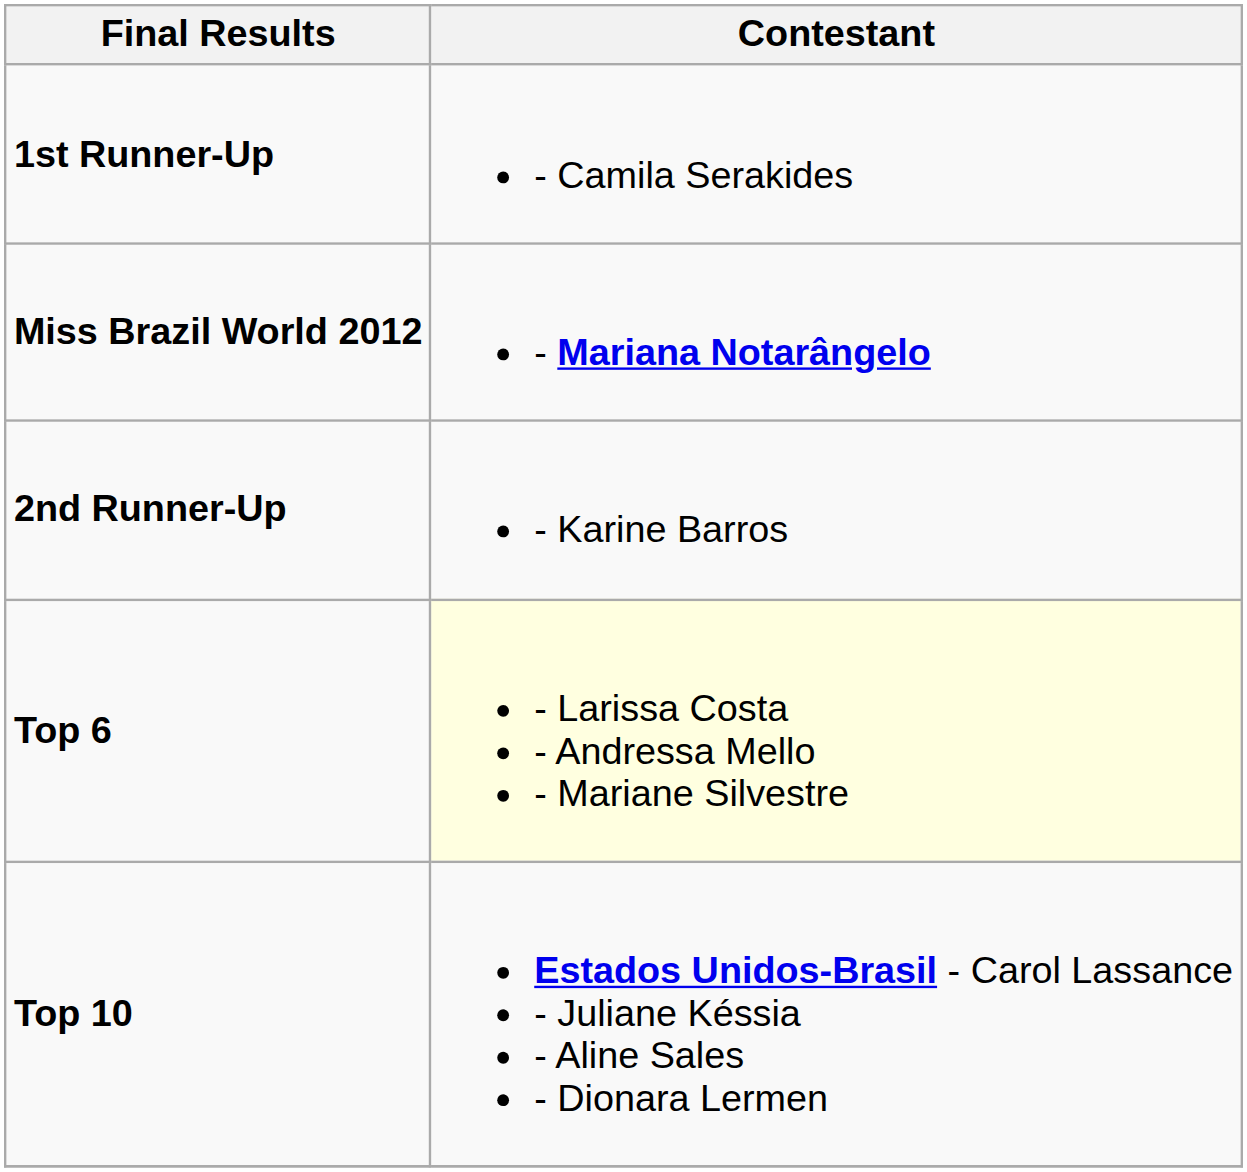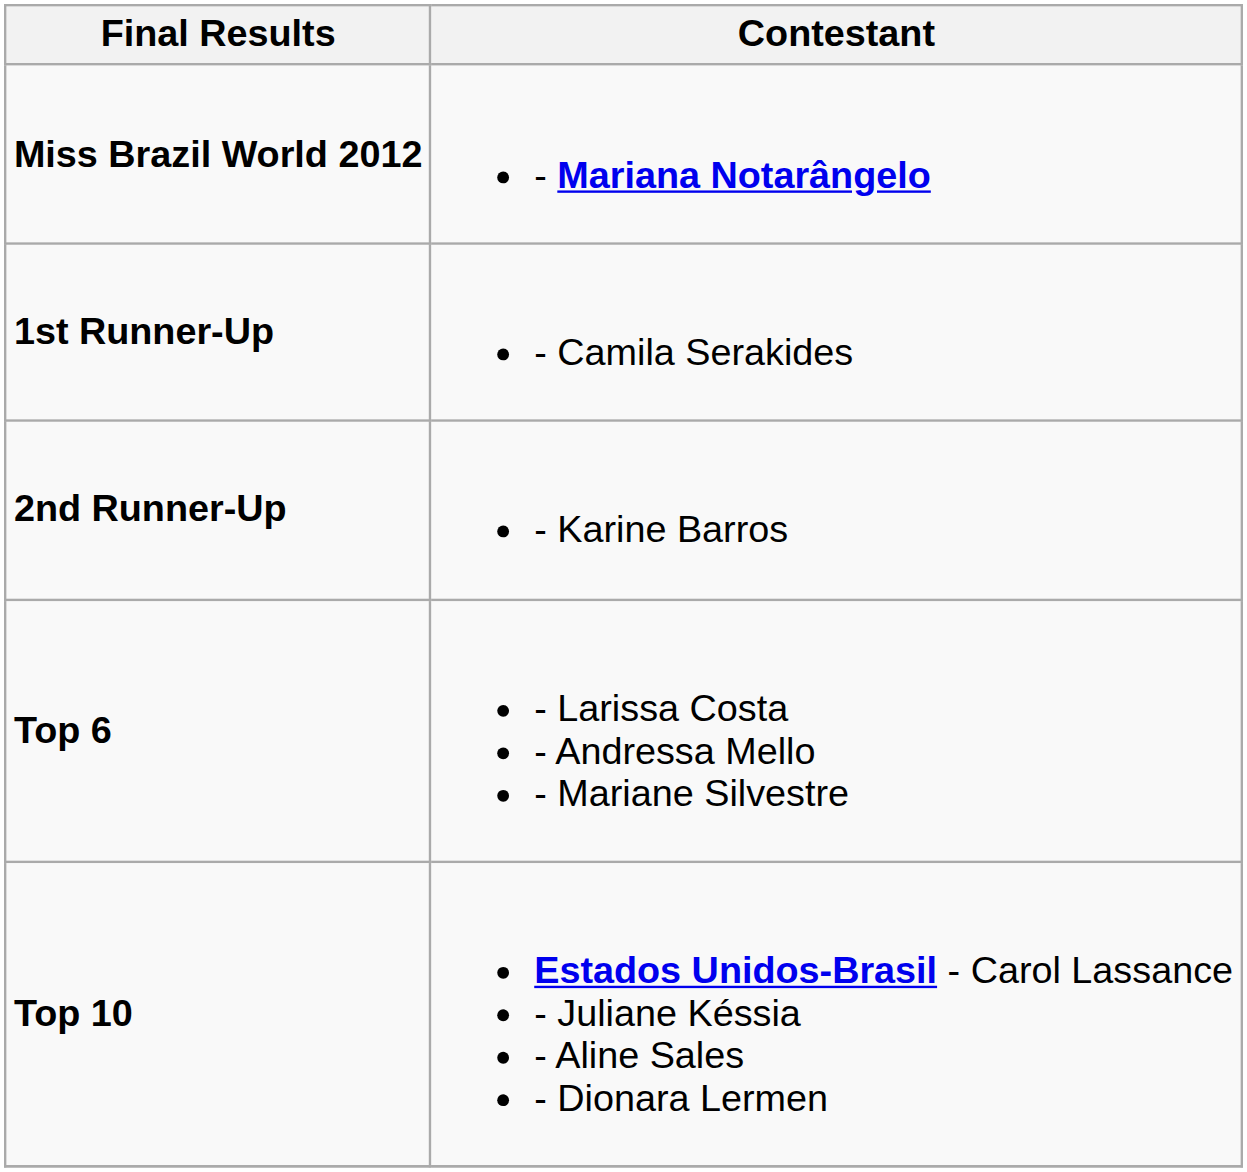rows swapped: (218, 331) <-> (144, 153)
(836, 751) lightyellow background -> (836, 751) no background
